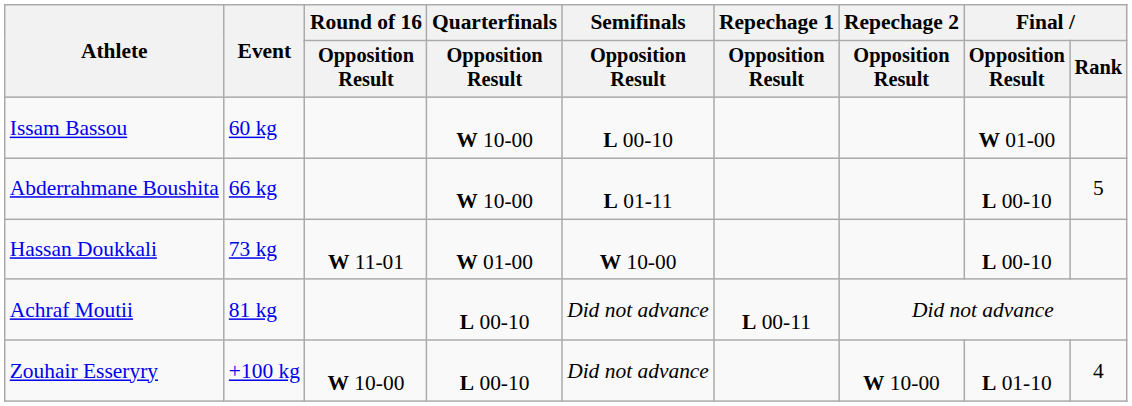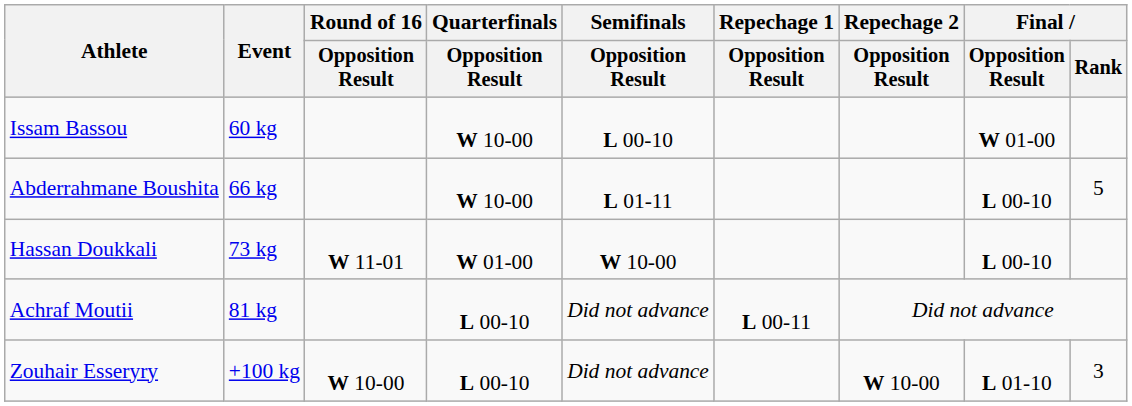(1098, 370) 4 -> (1098, 370) 3
